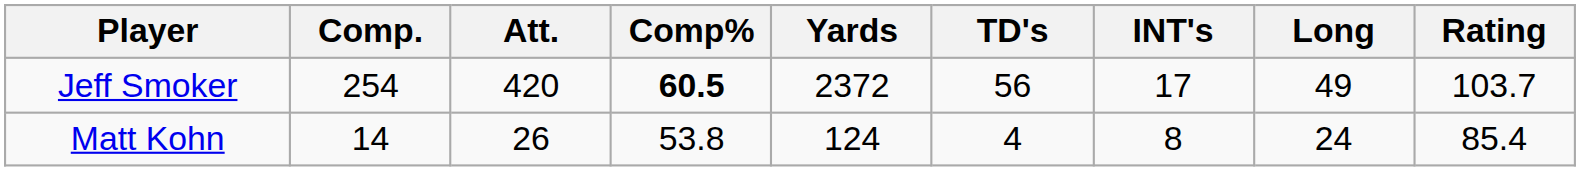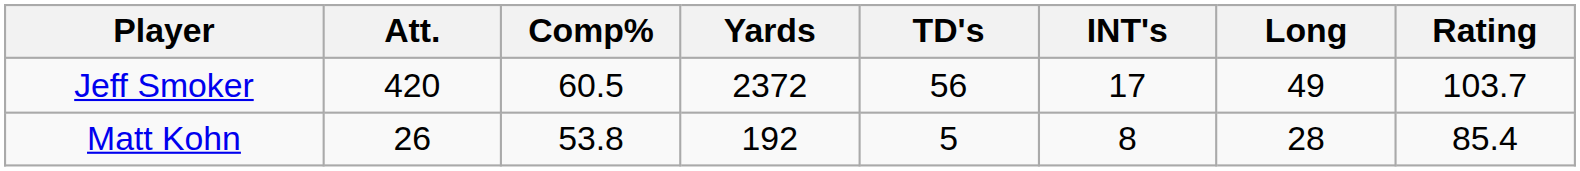- column: (371, 31)
(692, 84) bold -> (591, 84) normal
(852, 138) 124 -> (770, 138) 192
(1013, 138) 4 -> (949, 138) 5
(1334, 138) 24 -> (1306, 138) 28
